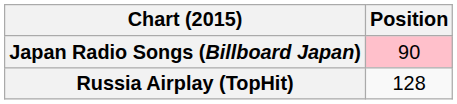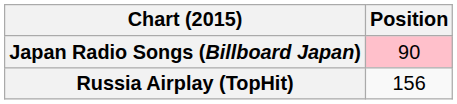(409, 83) 128 -> (409, 83) 156
